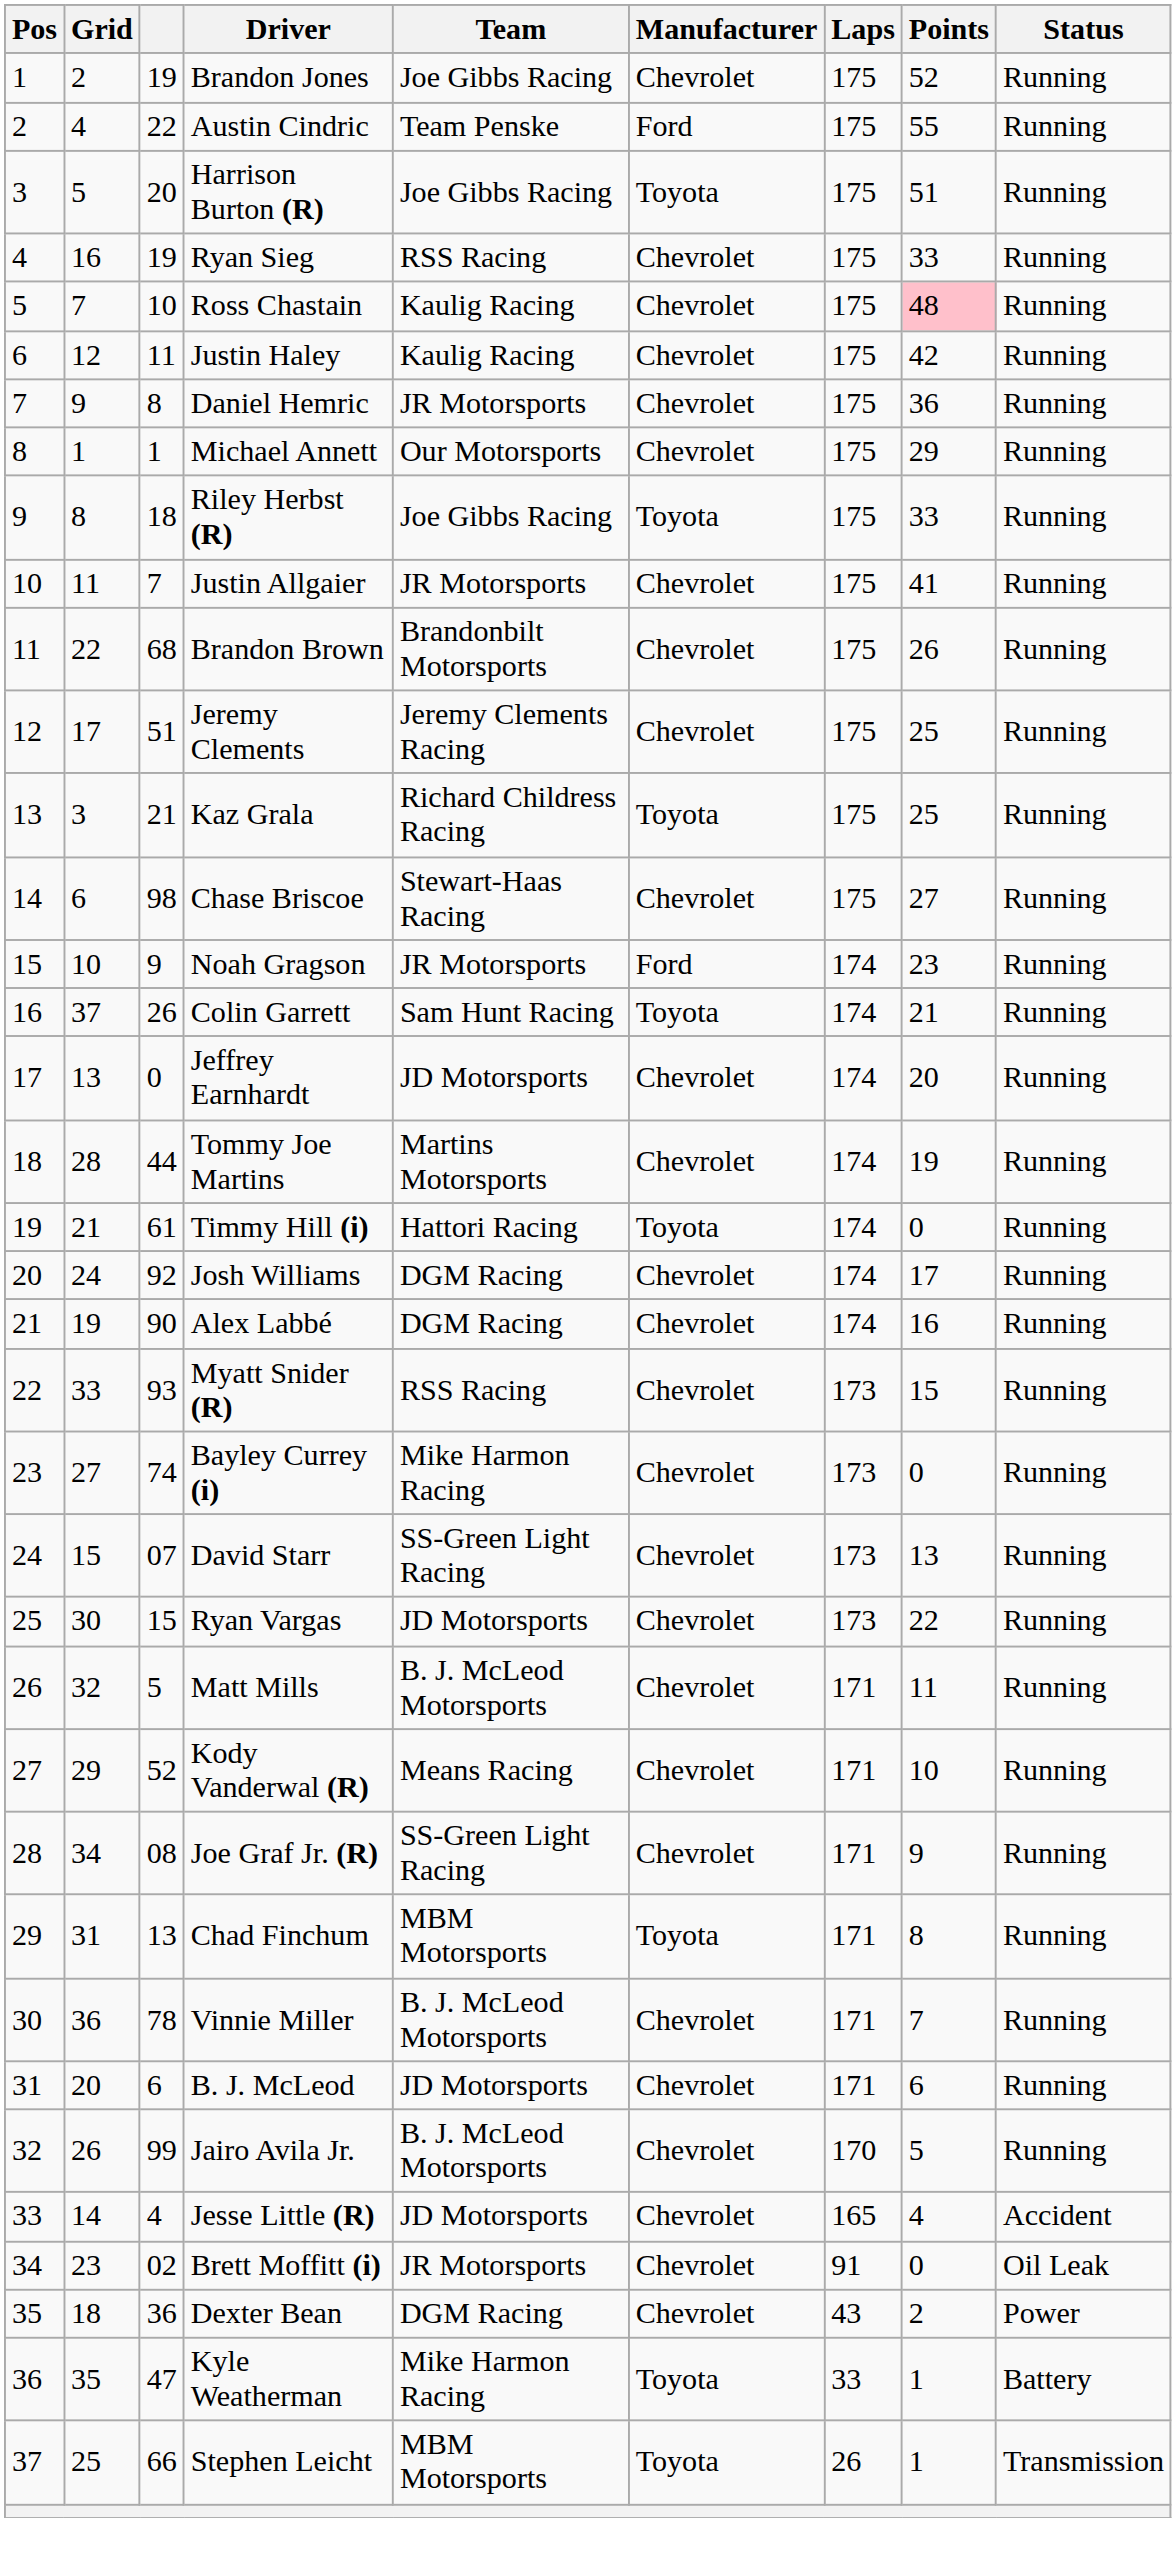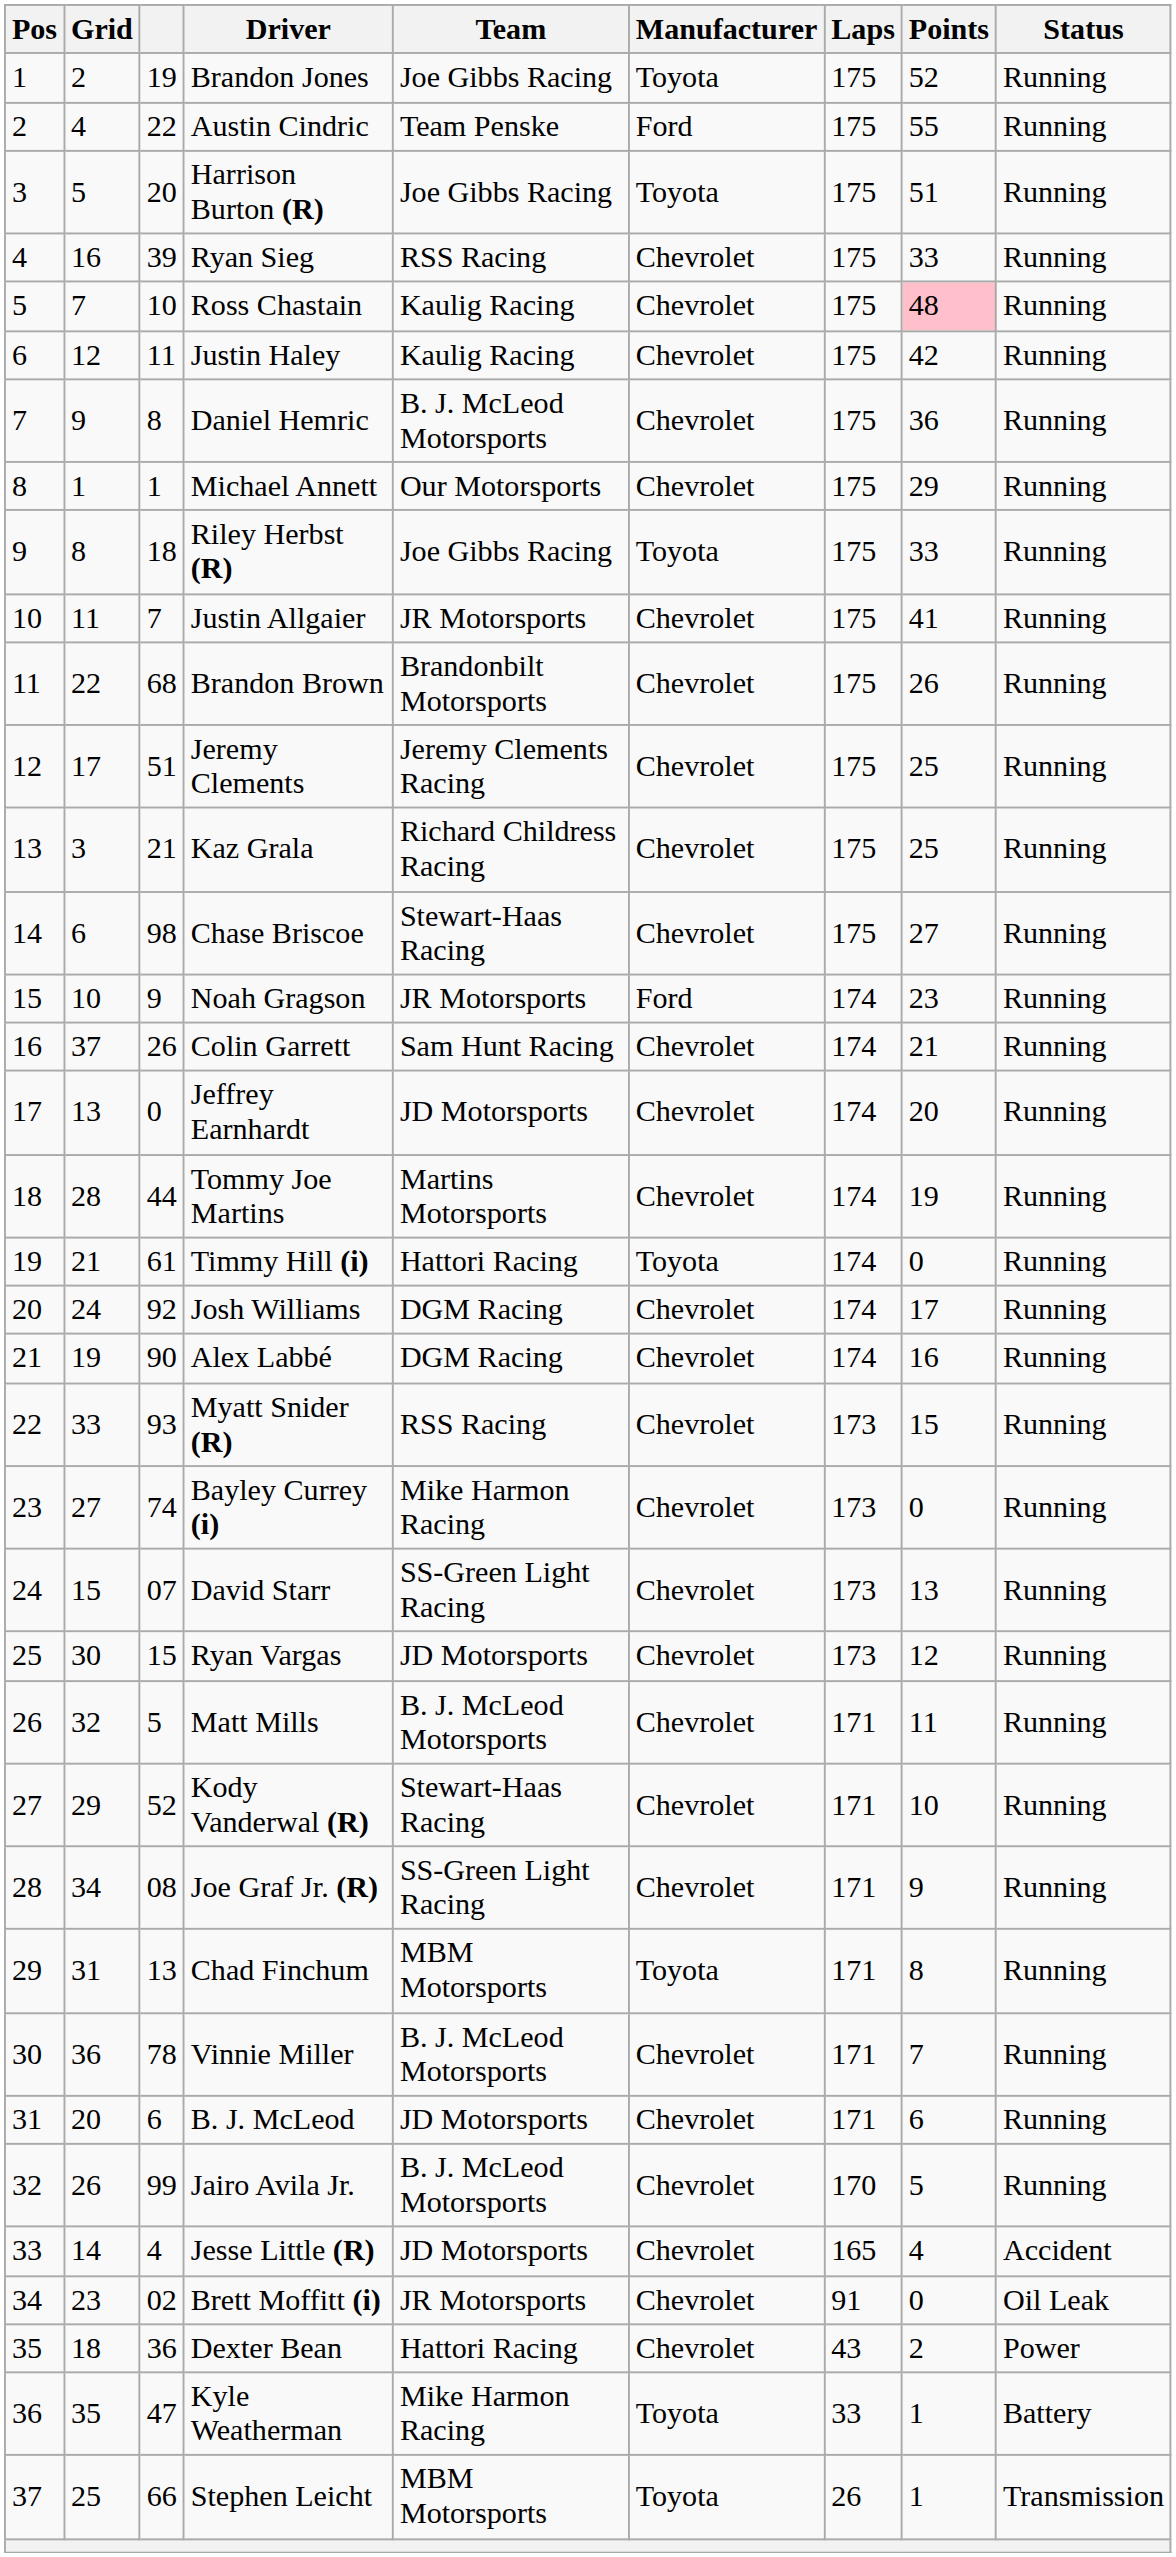(695, 76) Chevrolet -> (677, 76) Toyota
(162, 256) 19 -> (162, 256) 39
(493, 402) JR Motorsports -> (482, 419) B. J. McLeod Motorsports
(677, 814) Toyota -> (695, 848) Chevrolet
(677, 1011) Toyota -> (695, 1046) Chevrolet
(924, 1620) 22 -> (924, 1655) 12
(486, 1769) Means Racing -> (481, 1803) Stewart-Haas Racing
(481, 2312) DGM Racing -> (489, 2347) Hattori Racing
